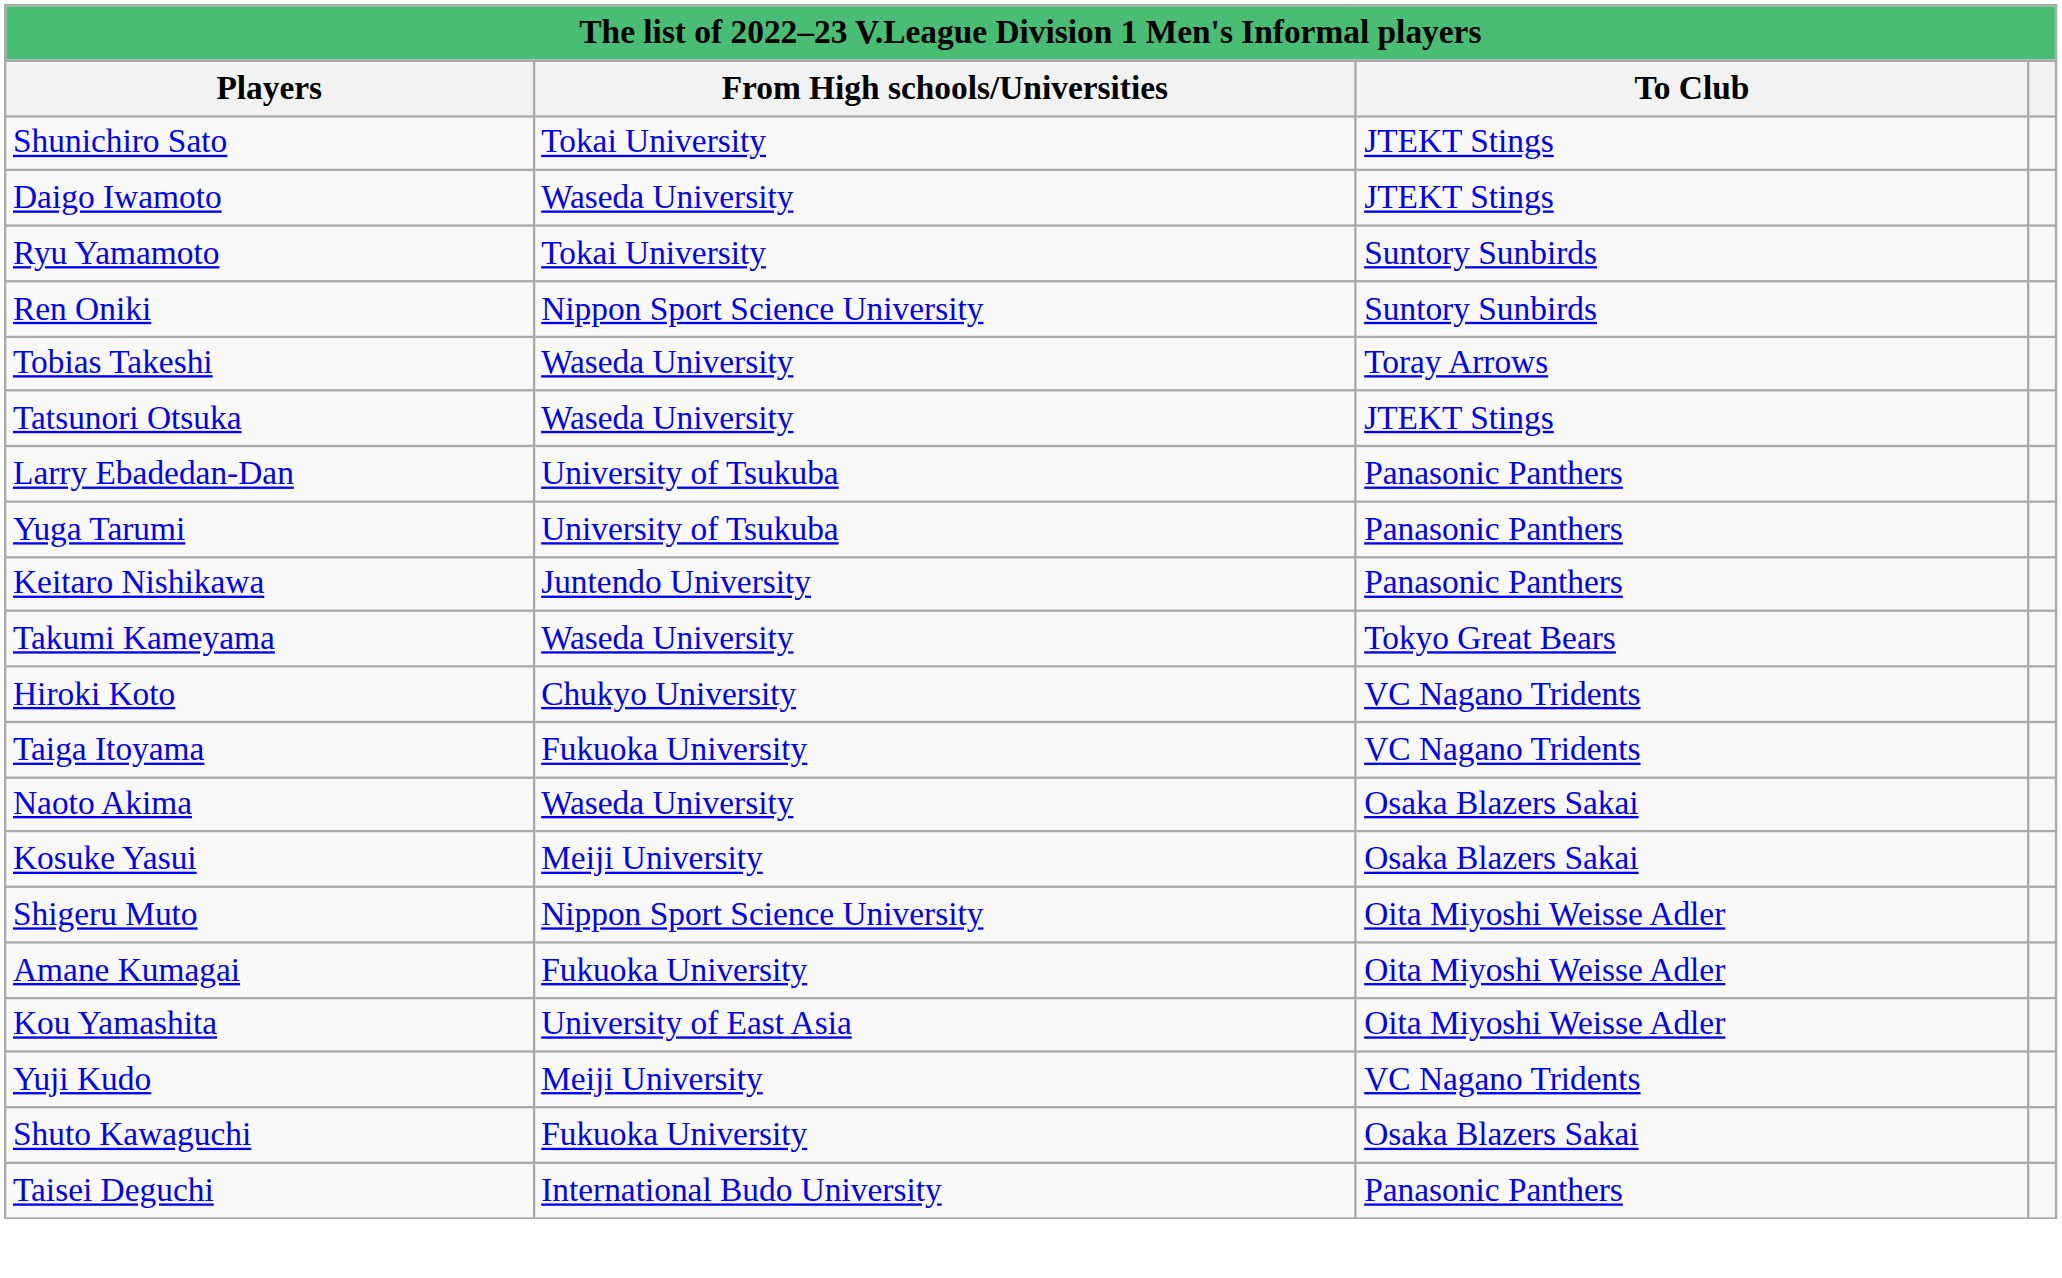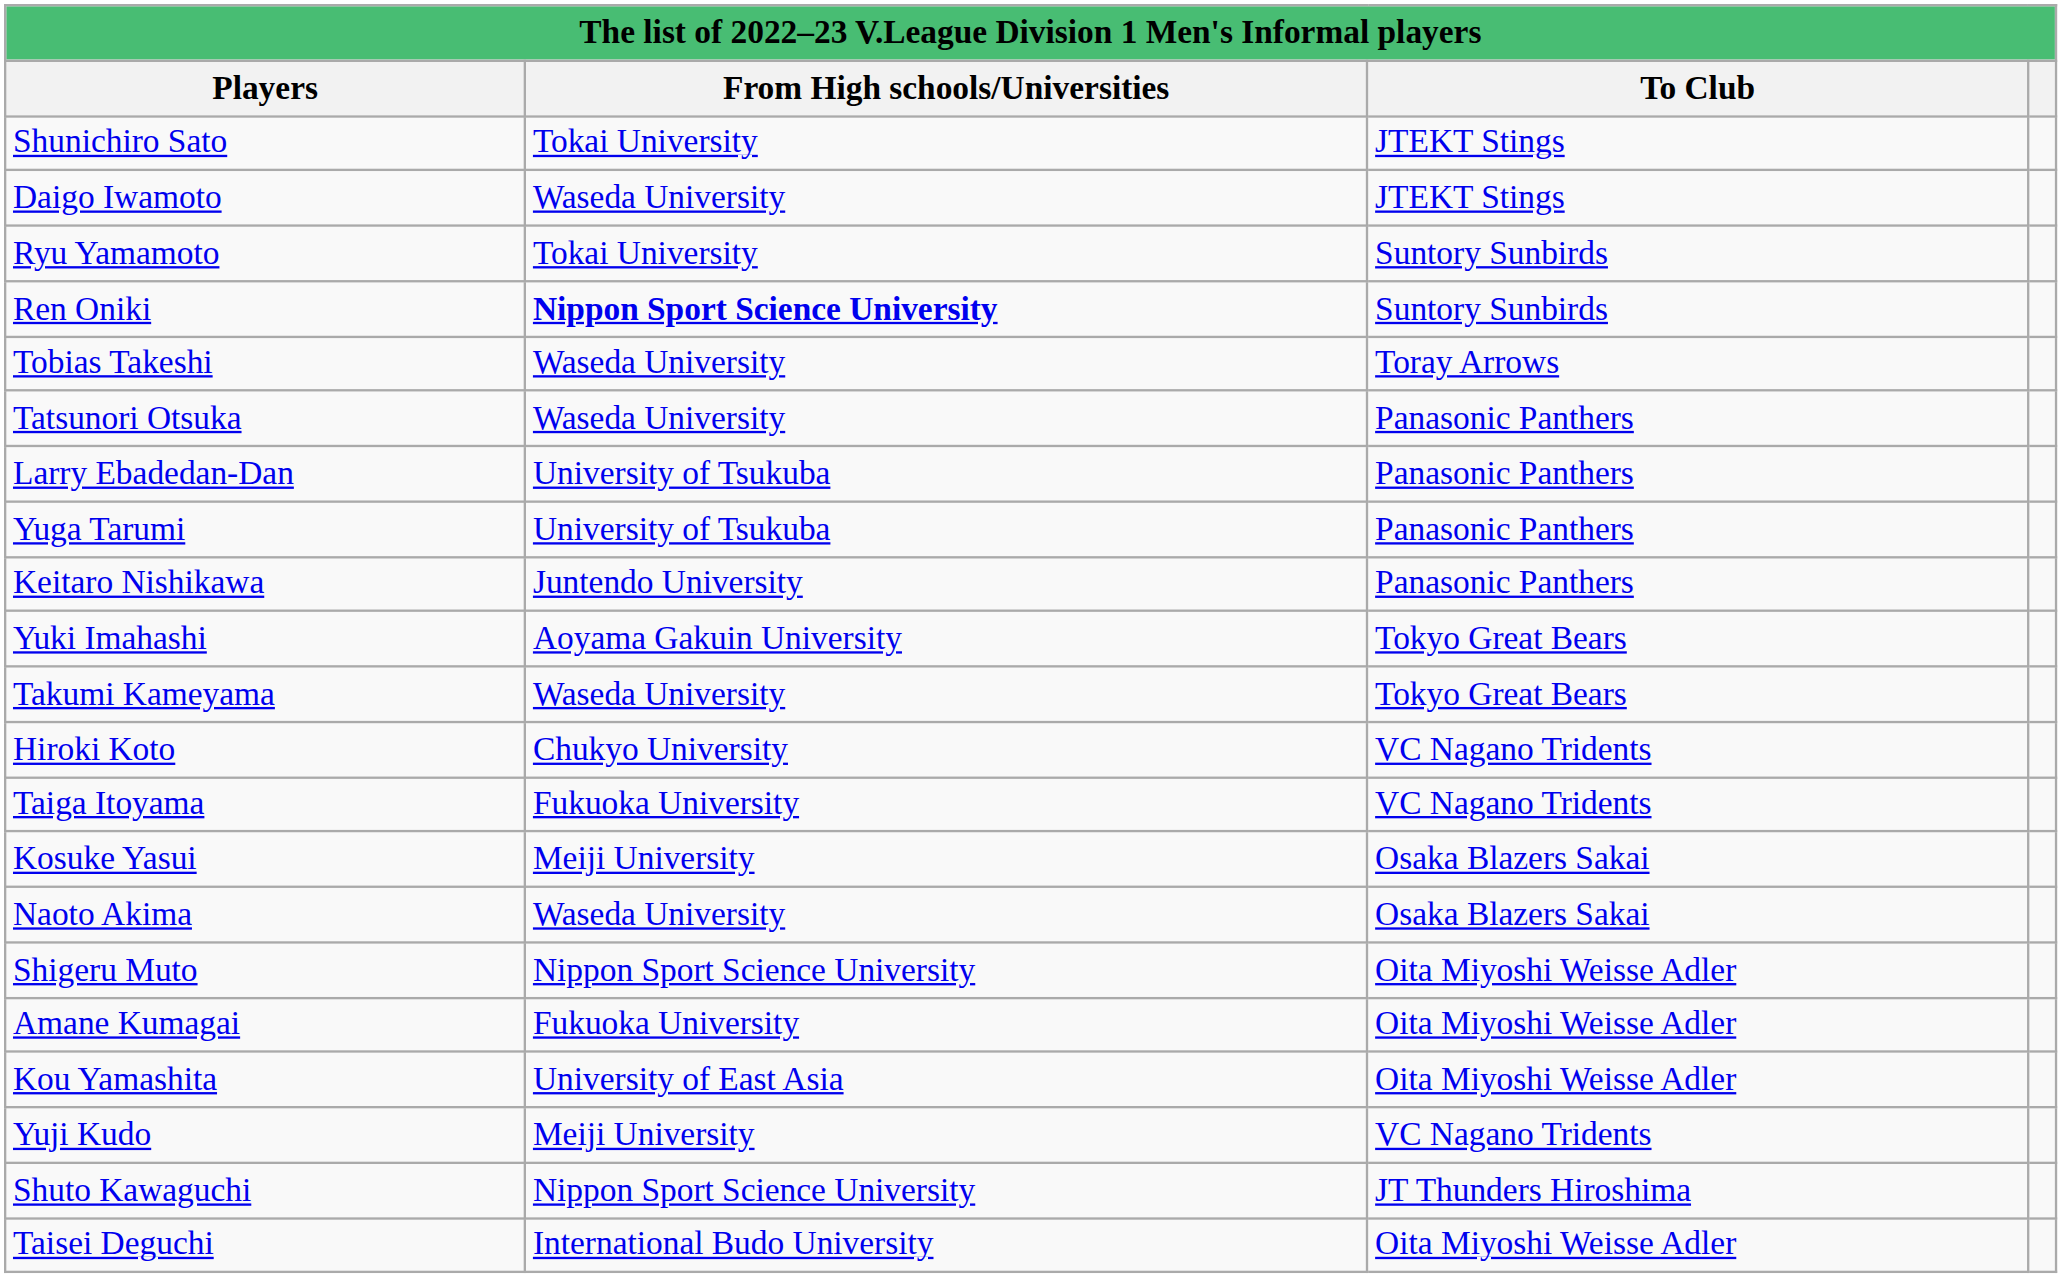(762, 307) normal -> (765, 307) bold
(1459, 418) JTEKT Stings -> (1504, 418) Panasonic Panthers
+ row: (110, 638)
rows swapped: (105, 858) <-> (102, 803)
(674, 1134) Fukuoka University -> (754, 1189) Nippon Sport Science University
(1501, 1134) Osaka Blazers Sakai -> (1533, 1189) JT Thunders Hiroshima
(1494, 1189) Panasonic Panthers -> (1556, 1244) Oita Miyoshi Weisse Adler
